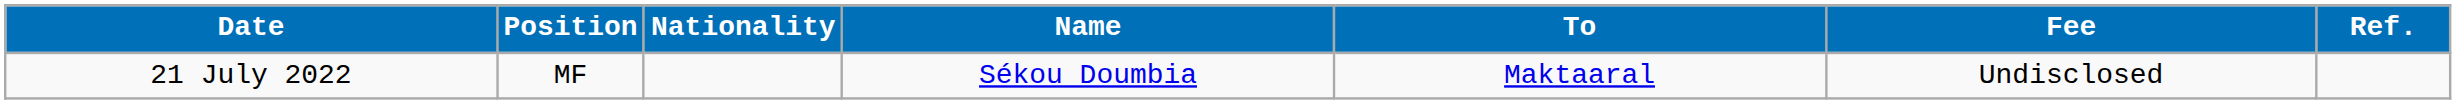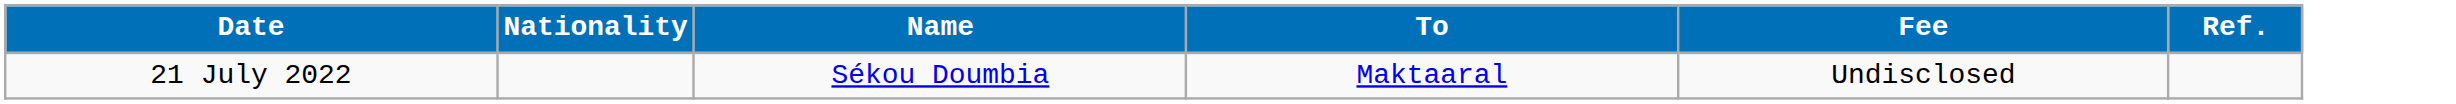- column: (571, 28)
